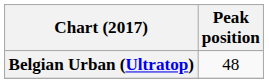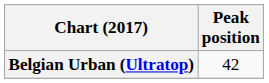(231, 64) 48 -> (231, 64) 42
